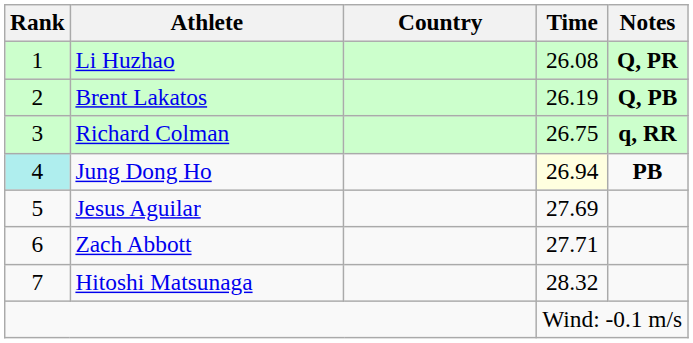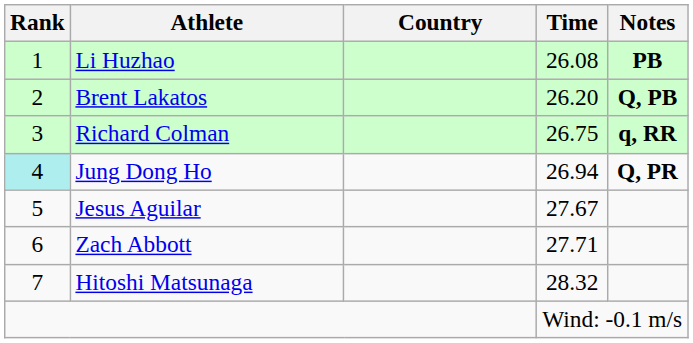(647, 60) Q, PR -> (647, 60) PB
(572, 97) 26.19 -> (572, 97) 26.20
(572, 171) lightyellow background -> (572, 171) no background
(647, 171) PB -> (647, 171) Q, PR
(572, 208) 27.69 -> (572, 208) 27.67
